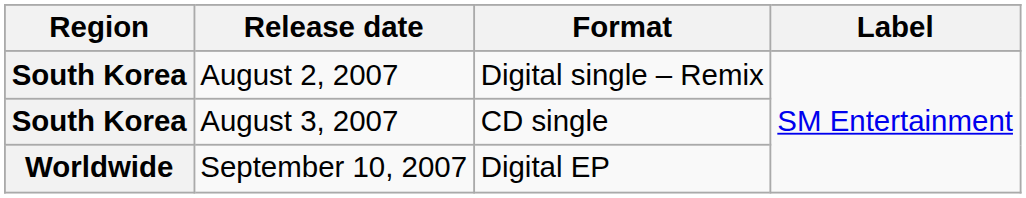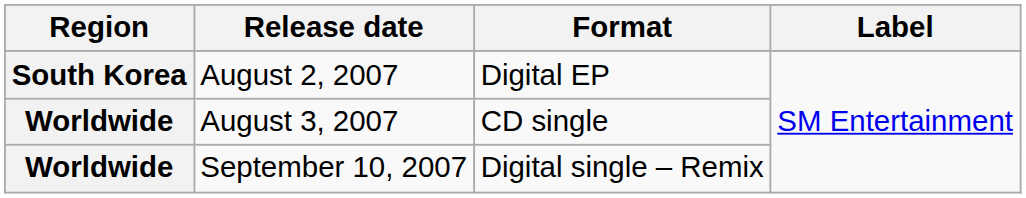(622, 74) Digital single – Remix -> (545, 74) Digital EP
(99, 121) South Korea -> (99, 121) Worldwide
(545, 167) Digital EP -> (622, 167) Digital single – Remix
